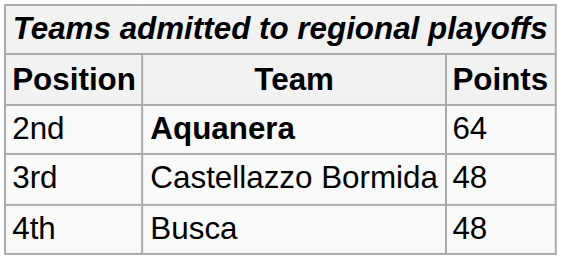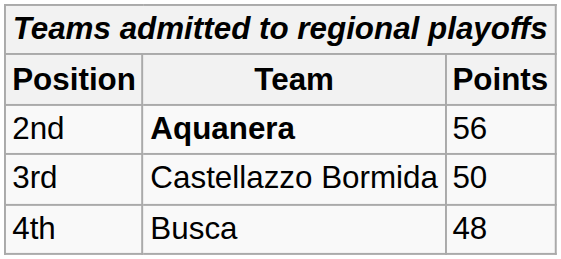(470, 128) 64 -> (470, 128) 56
(470, 178) 48 -> (470, 178) 50
